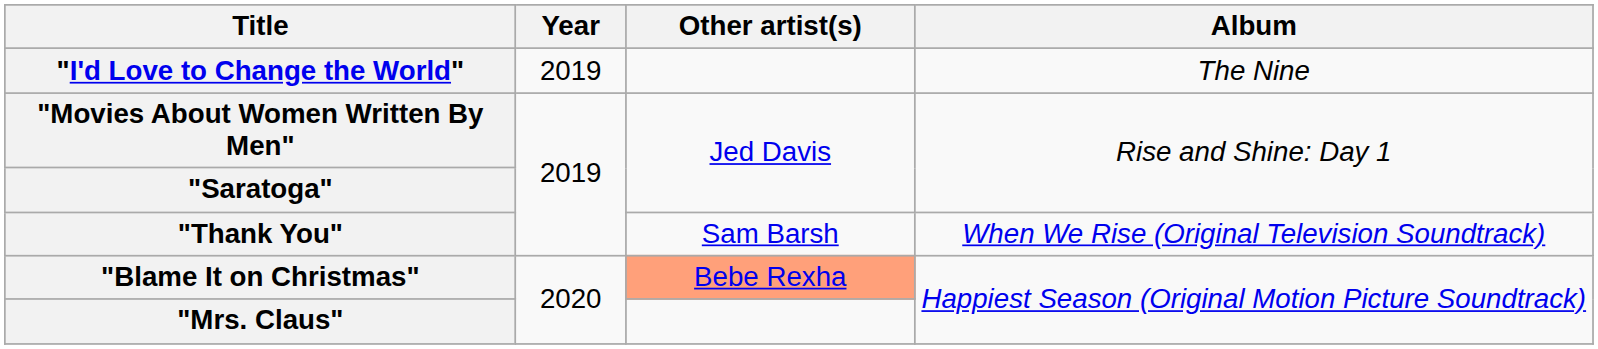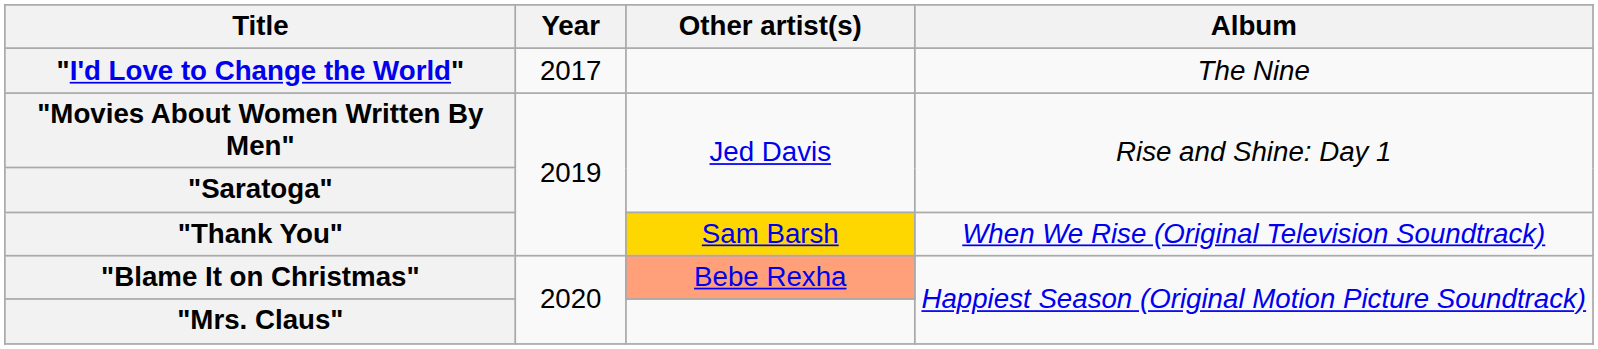(571, 70) 2019 -> (571, 70) 2017
(770, 233) no background -> (770, 233) gold background
